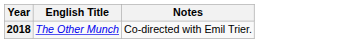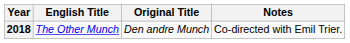+ column: (167, 13)
